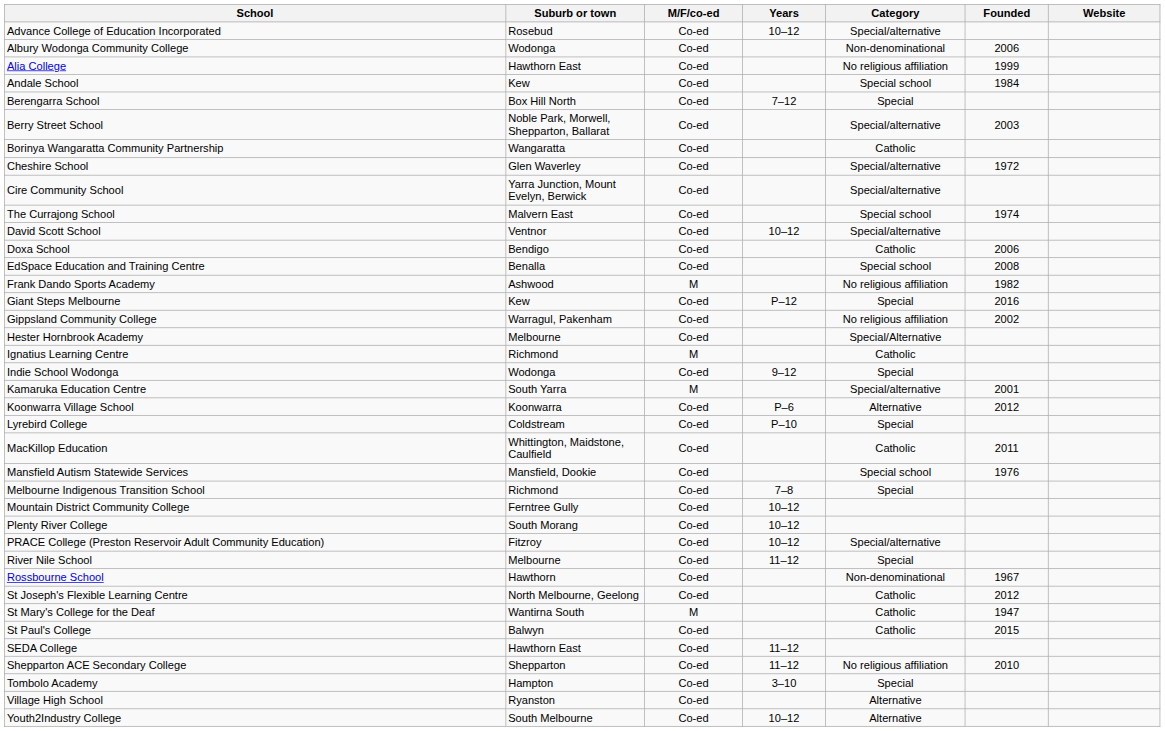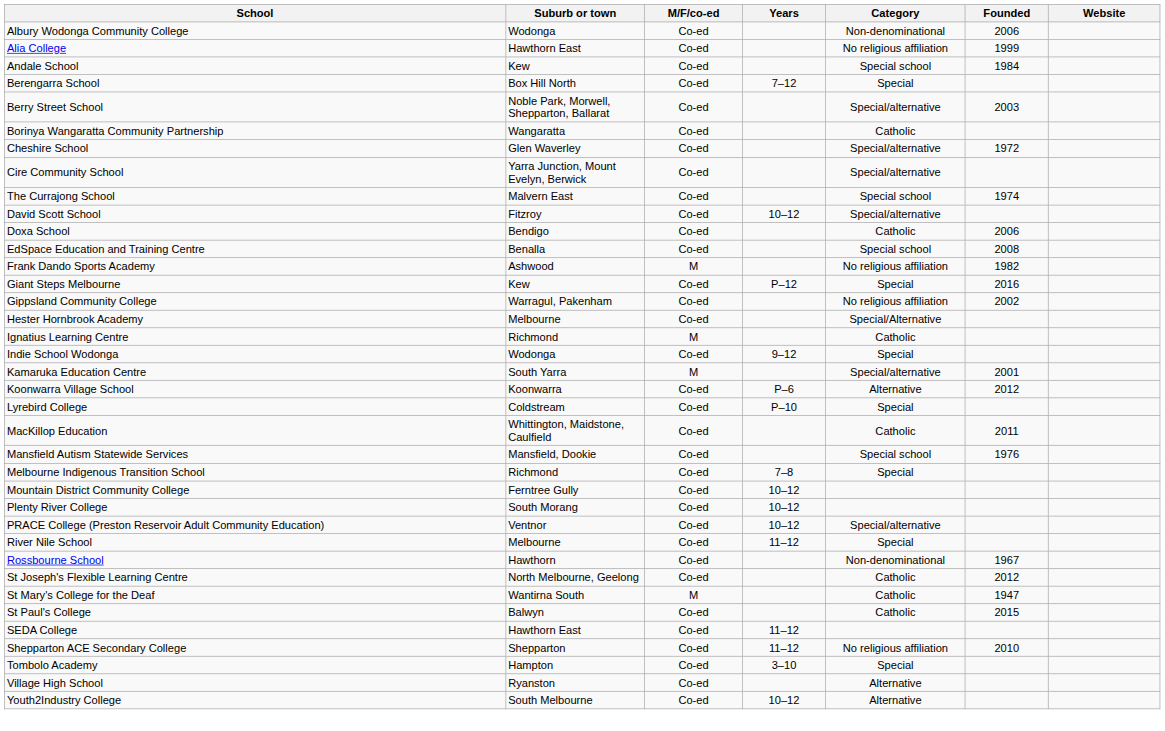- row: (114, 31)
(527, 231) Ventnor -> (525, 214) Fitzroy
(525, 542) Fitzroy -> (527, 525) Ventnor
